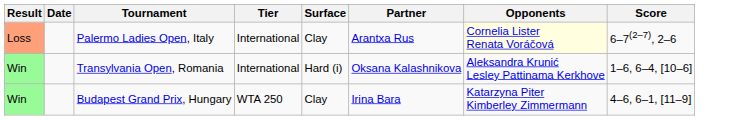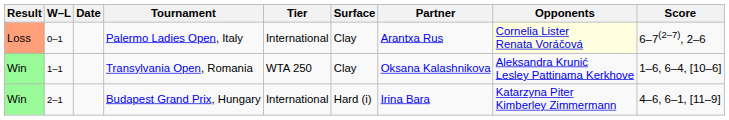+ column: (59, 13)
(268, 68) International -> (289, 68) WTA 250
(323, 68) Hard (i) -> (345, 68) Clay
(260, 99) WTA 250 -> (297, 99) International
(316, 99) Clay -> (353, 99) Hard (i)
